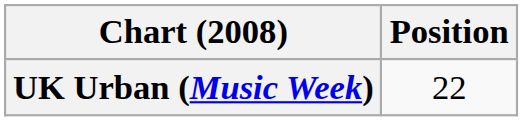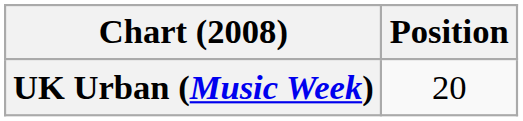(449, 86) 22 -> (449, 86) 20
